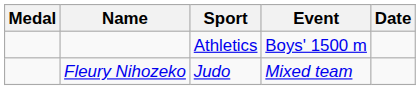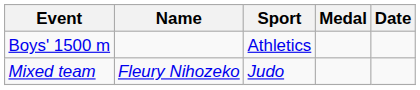columns swapped: (32, 18) <-> (316, 18)
